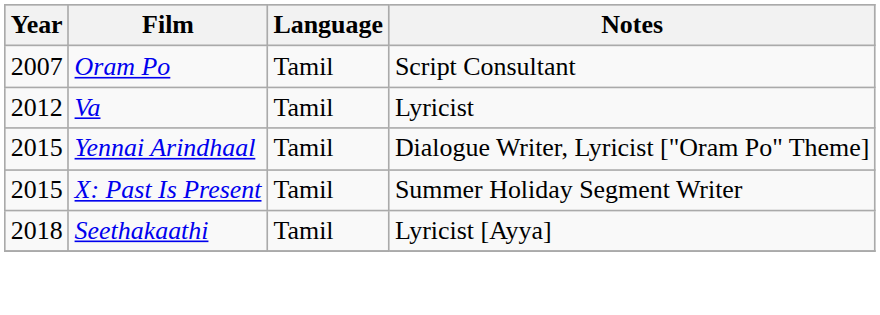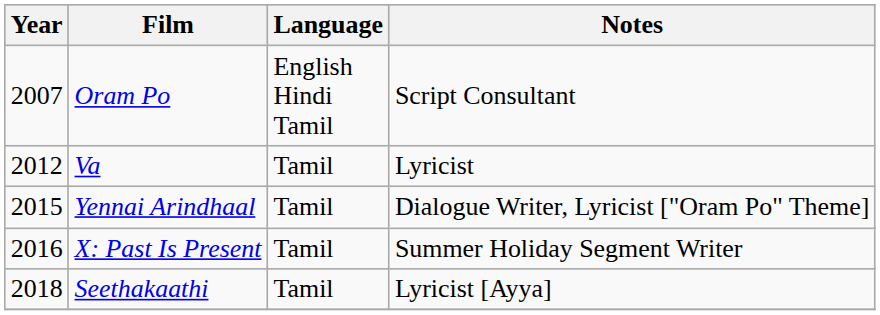(303, 66) Tamil -> (313, 95) English Hindi Tamil
(37, 189) 2015 -> (37, 247) 2016
